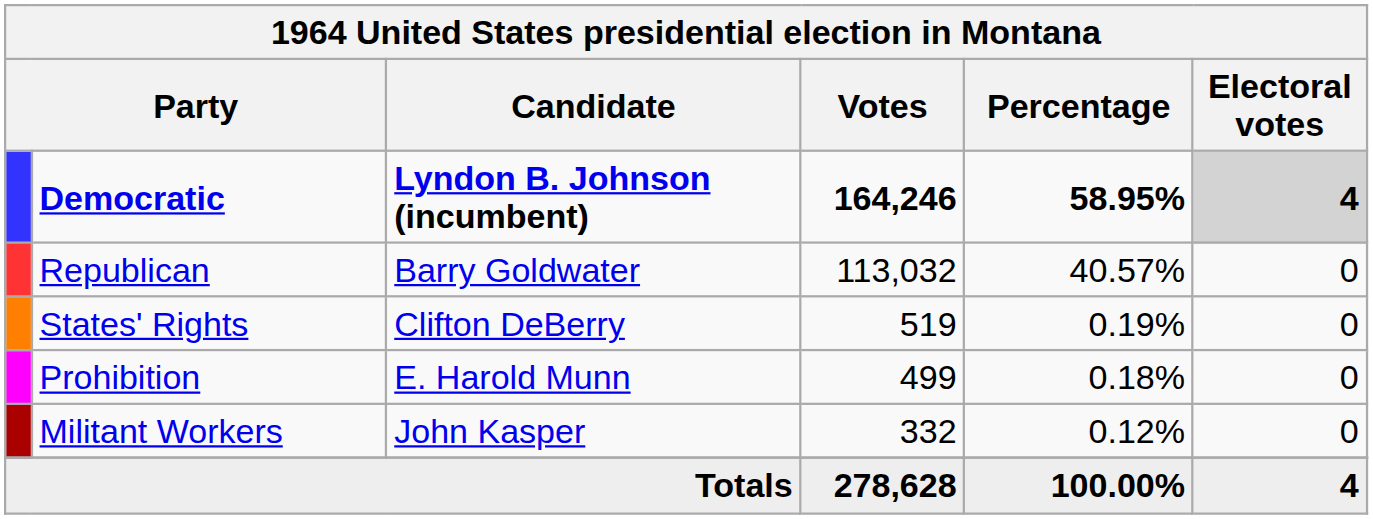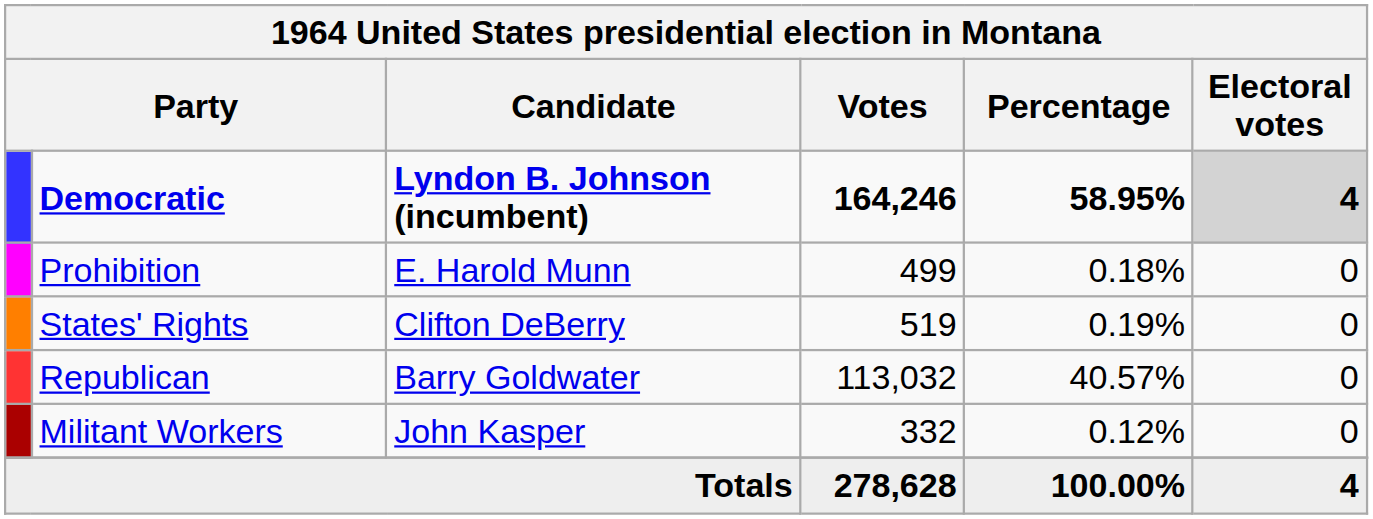rows swapped: (125, 270) <-> (120, 378)
